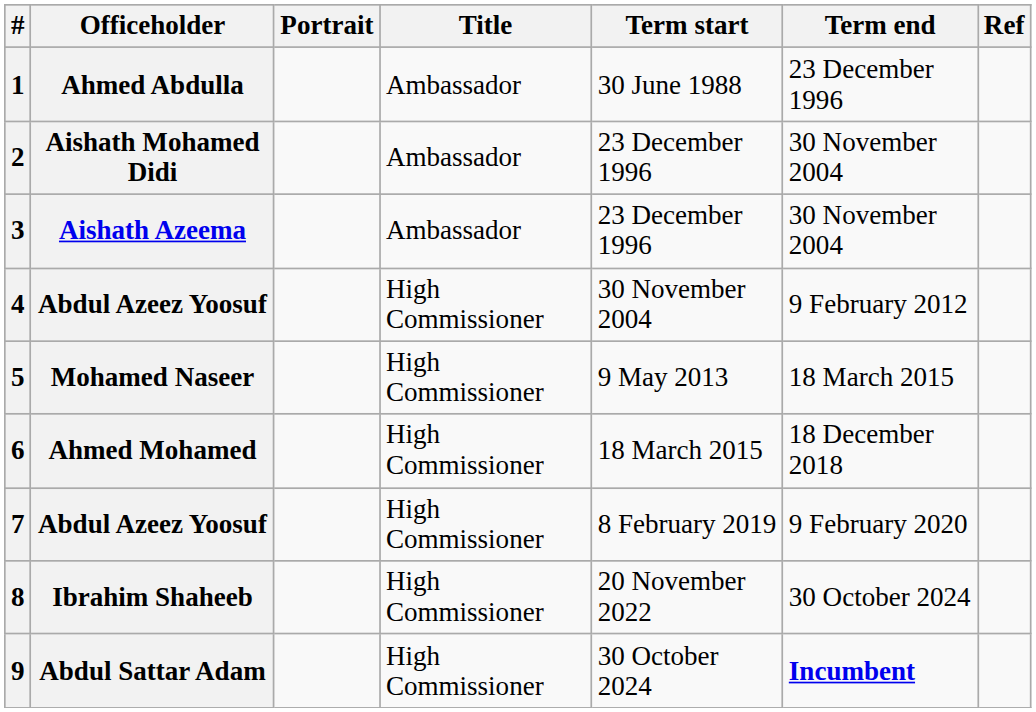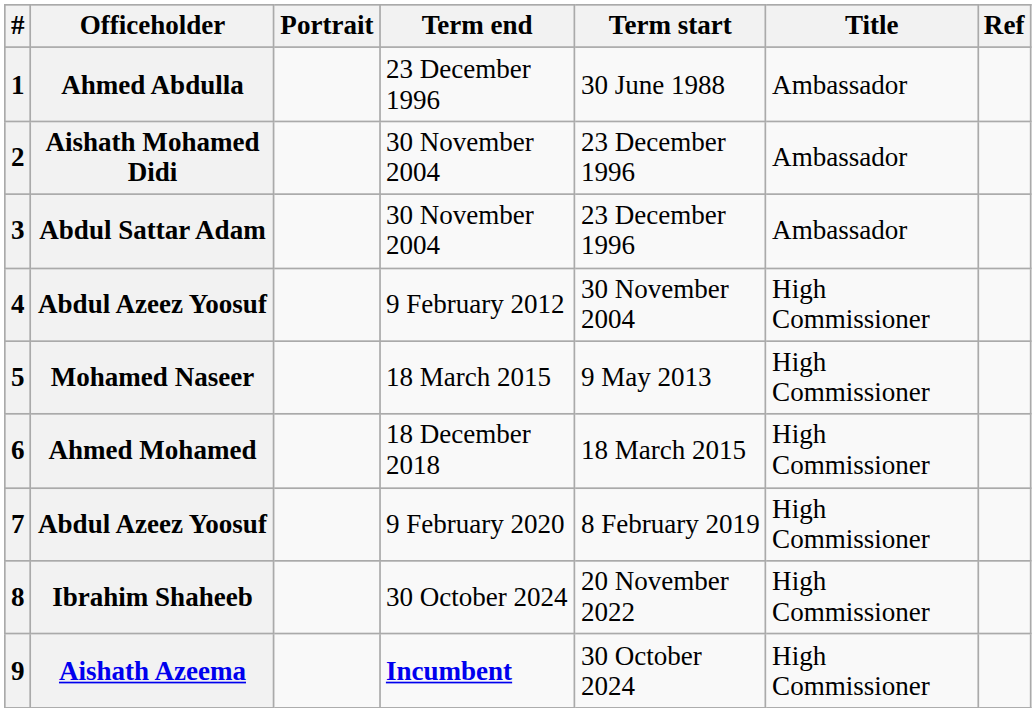columns swapped: (486, 25) <-> (880, 25)
(152, 230) Aishath Azeema -> (152, 230) Abdul Sattar Adam
(152, 670) Abdul Sattar Adam -> (152, 670) Aishath Azeema
